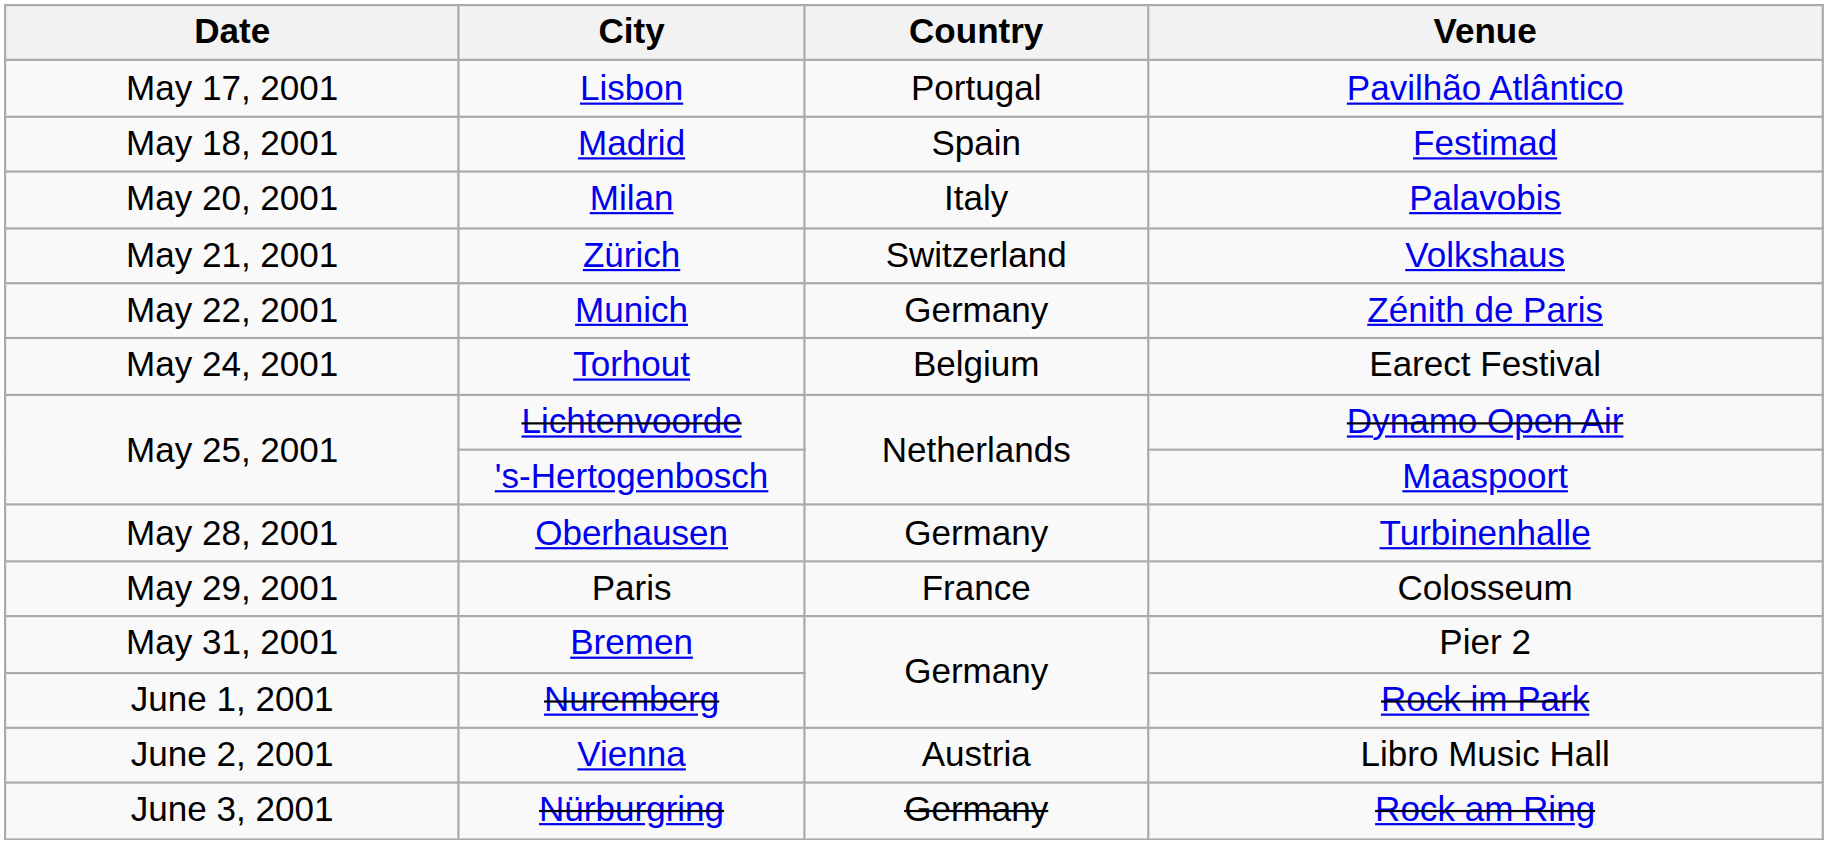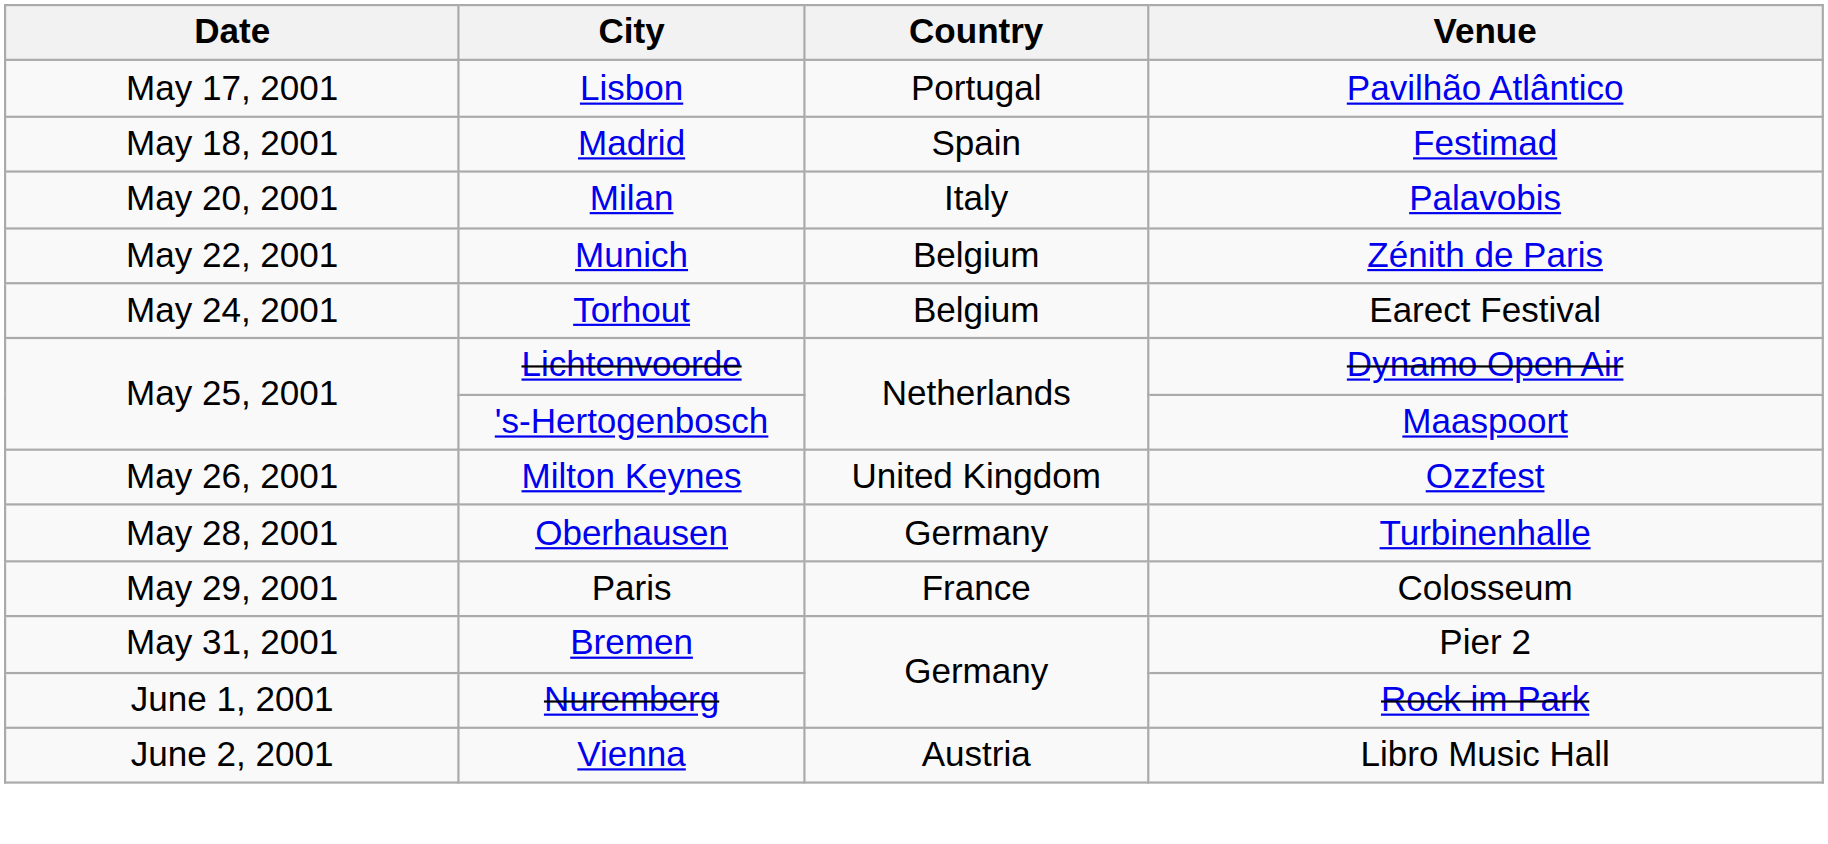- row: (632, 254)
(976, 310) Germany -> (976, 254) Belgium
+ row: (632, 476)
- row: (632, 810)
